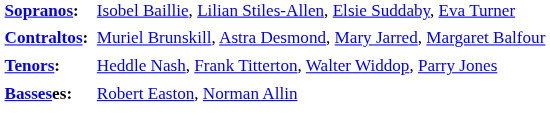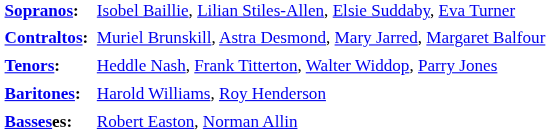+ row: (43, 93)
